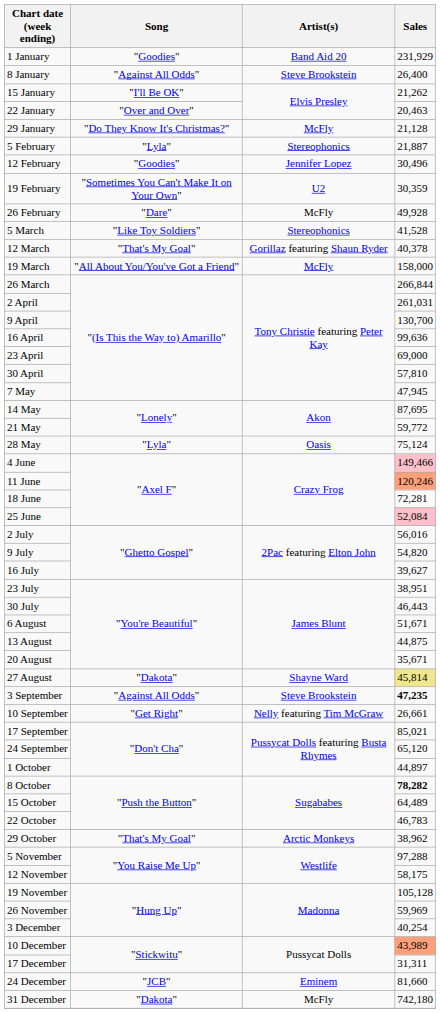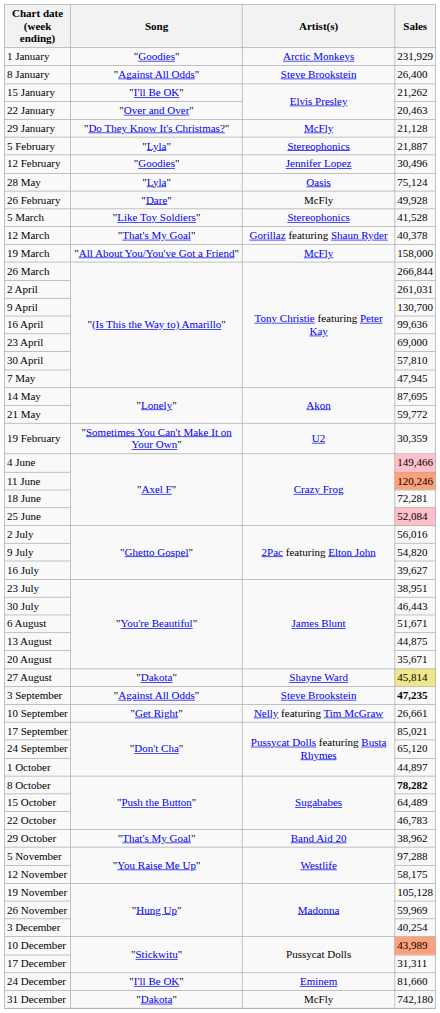(319, 56) Band Aid 20 -> (319, 56) Arctic Monkeys
rows swapped: (34, 187) <-> (24, 444)
(319, 838) Arctic Monkeys -> (319, 838) Band Aid 20
(157, 981) "JCB" -> (157, 981) "I'll Be OK"
